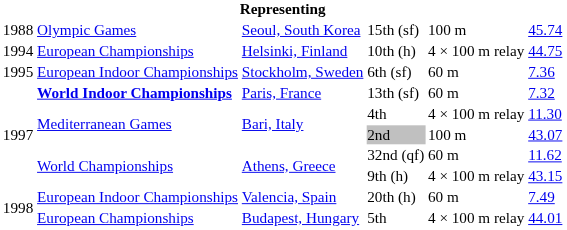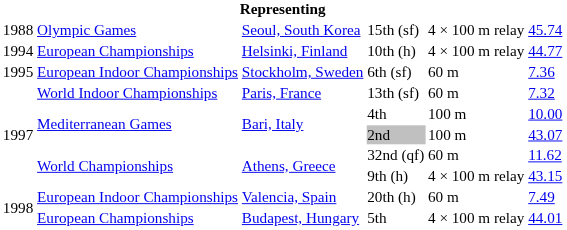(447, 30) 100 m -> (476, 30) 4 × 100 m relay
(545, 51) 44.75 -> (545, 51) 44.77
(134, 93) bold -> (127, 93) normal
(476, 113) 4 × 100 m relay -> (447, 113) 100 m
(545, 113) 11.30 -> (545, 113) 10.00
